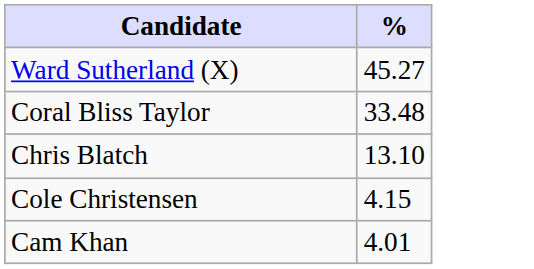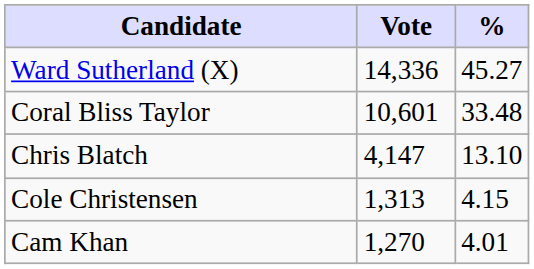+ column: (406, 26)
